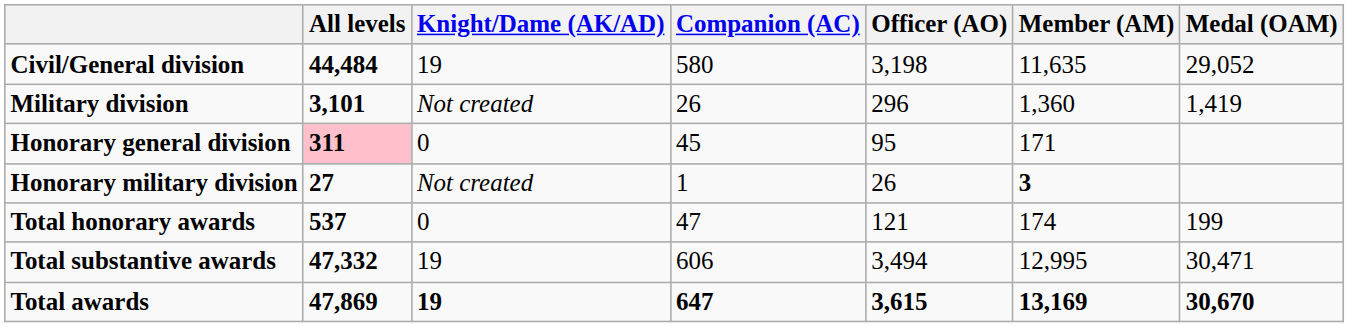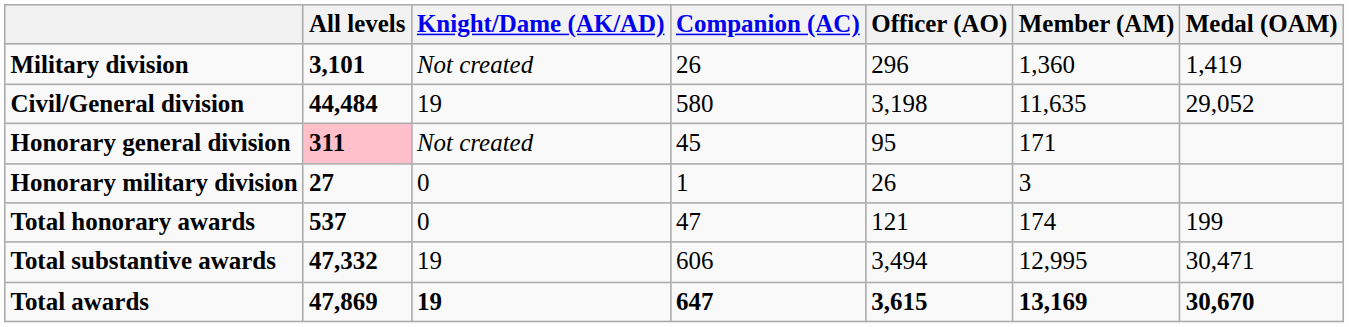rows swapped: (127, 63) <-> (100, 103)
(423, 143) 0 -> (475, 143) Not created
(475, 182) Not created -> (423, 182) 0
(1025, 182) bold -> (1025, 182) normal
